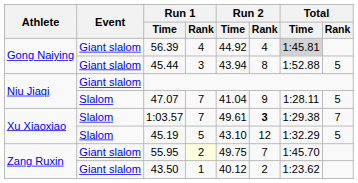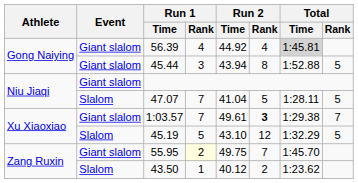(265, 100) 9 -> (265, 100) 5
(96, 118) Slalom -> (110, 118) Giant slalom
(110, 170) Giant slalom -> (96, 170) Slalom
